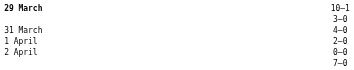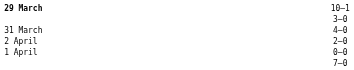(21, 42) 1 April -> (21, 42) 2 April
(21, 53) 2 April -> (21, 53) 1 April
